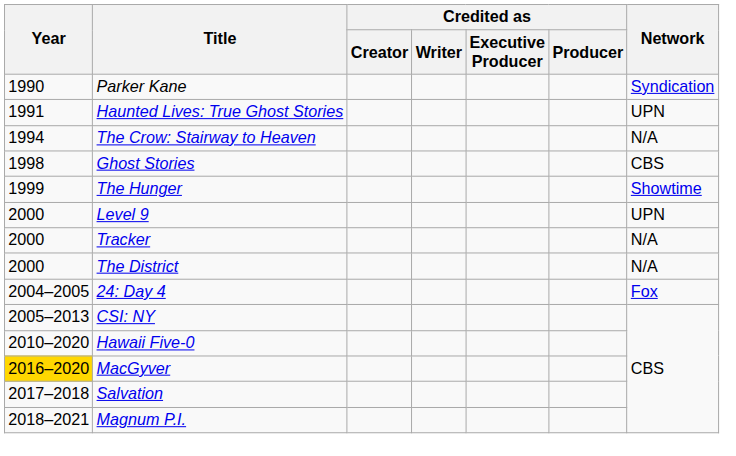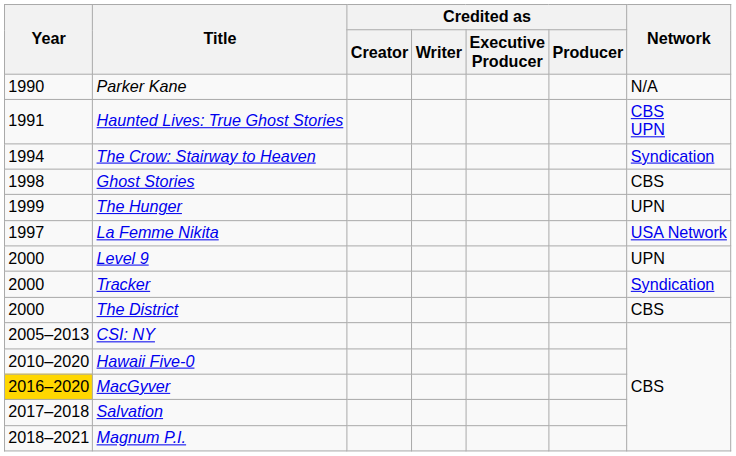(673, 86) Syndication -> (644, 86) N/A
(648, 112) UPN -> (648, 121) CBS UPN
(644, 138) N/A -> (673, 156) Syndication
(666, 189) Showtime -> (648, 207) UPN
+ row: (158, 233)
(644, 240) N/A -> (673, 284) Syndication
(644, 266) N/A -> (647, 309) CBS
- row: (131, 291)
